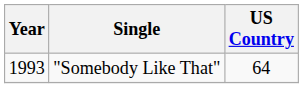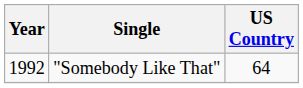(27, 67) 1993 -> (27, 67) 1992
